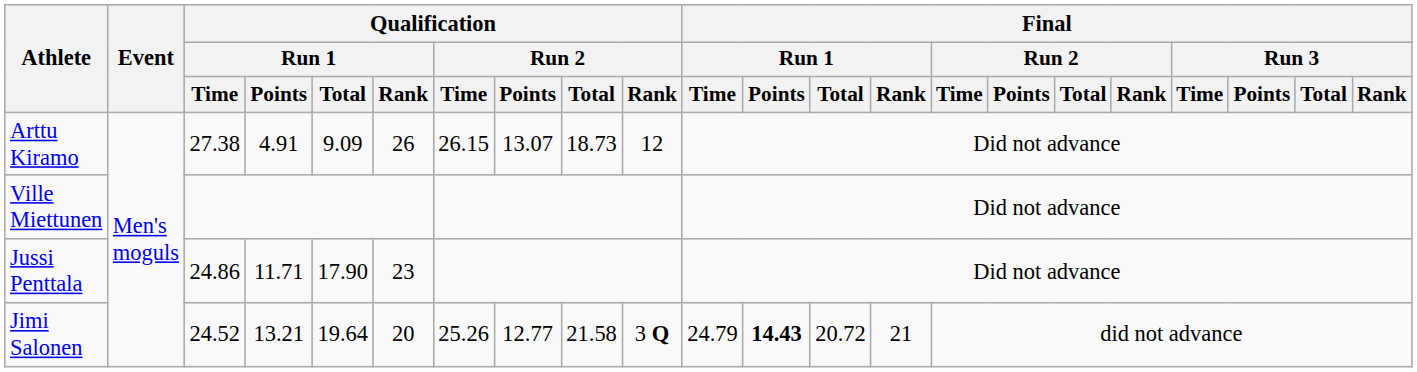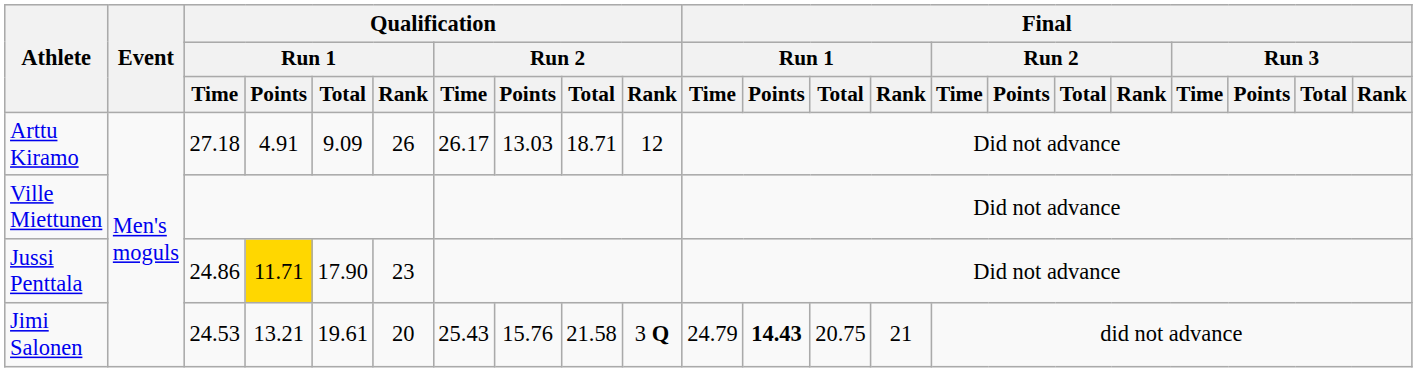(215, 143) 27.38 -> (215, 143) 27.18
(464, 143) 26.15 -> (464, 143) 26.17
(528, 143) 13.07 -> (528, 143) 13.03
(592, 143) 18.73 -> (592, 143) 18.71
(279, 270) no background -> (279, 270) gold background
(215, 334) 24.52 -> (215, 334) 24.53
(343, 334) 19.64 -> (343, 334) 19.61
(464, 334) 25.26 -> (464, 334) 25.43
(528, 334) 12.77 -> (528, 334) 15.76
(840, 334) 20.72 -> (840, 334) 20.75
